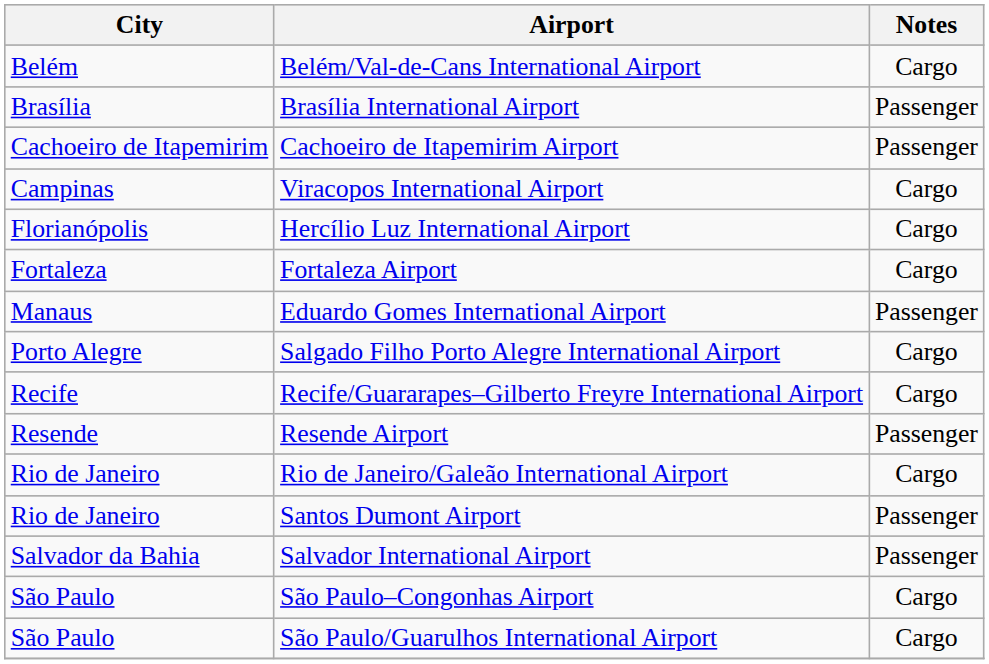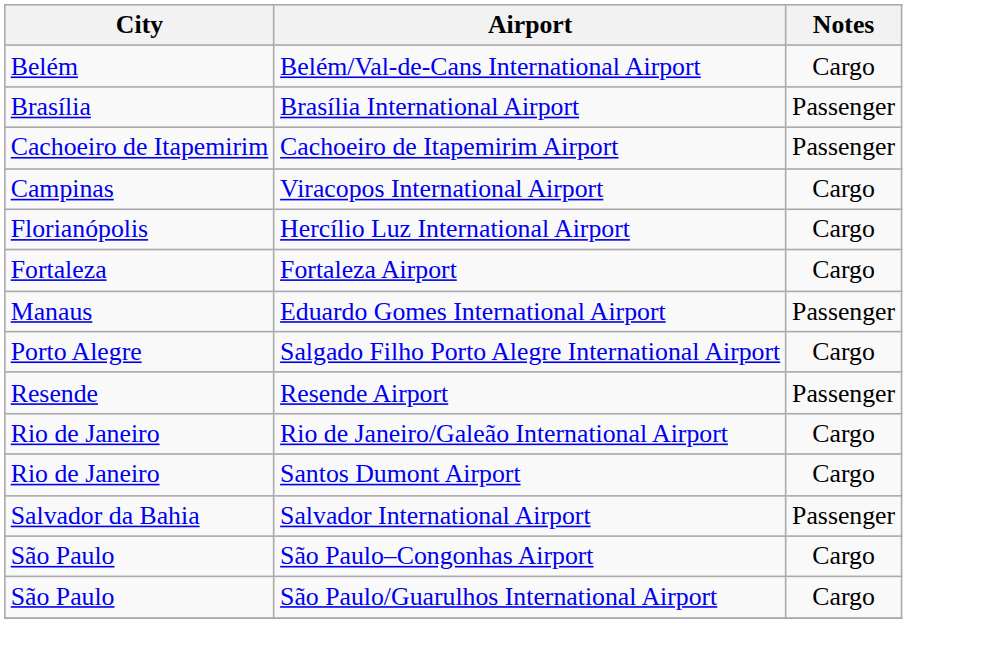- row: (572, 392)
(926, 515) Passenger -> (844, 474) Cargo
